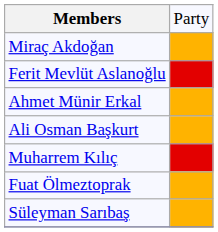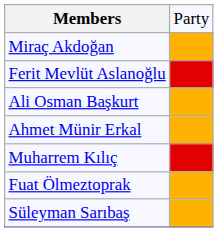rows swapped: (74, 129) <-> (75, 102)
